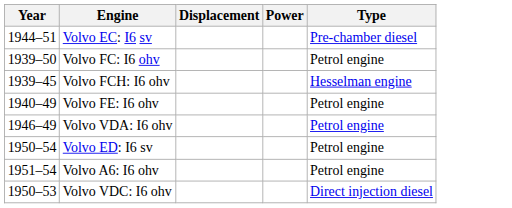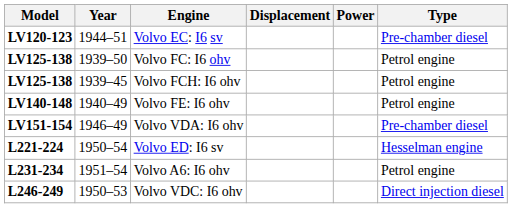+ column: (40, 15)
(361, 81) Hesselman engine -> (418, 81) Petrol engine
(347, 125) Petrol engine -> (434, 125) Pre-chamber diesel
(347, 147) Petrol engine -> (432, 147) Hesselman engine
